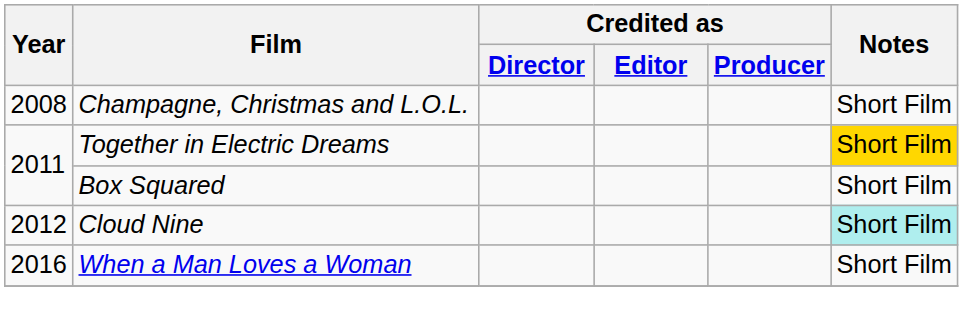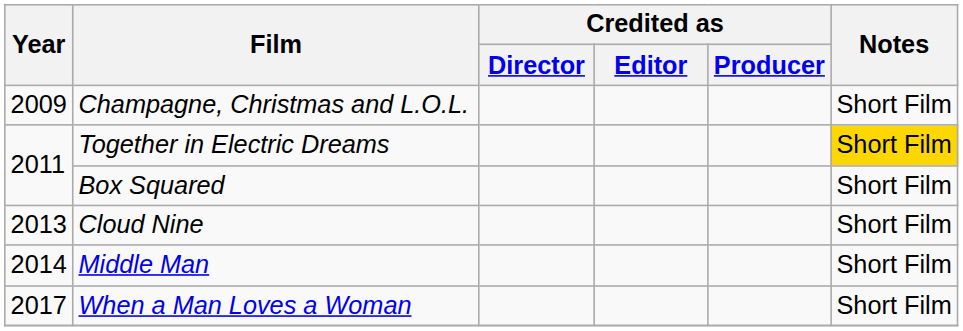(39, 104) 2008 -> (39, 104) 2009
(39, 225) 2012 -> (39, 225) 2013
(894, 225) paleturquoise background -> (894, 225) no background
+ row: (144, 265)
(39, 265) 2016 -> (39, 305) 2017
